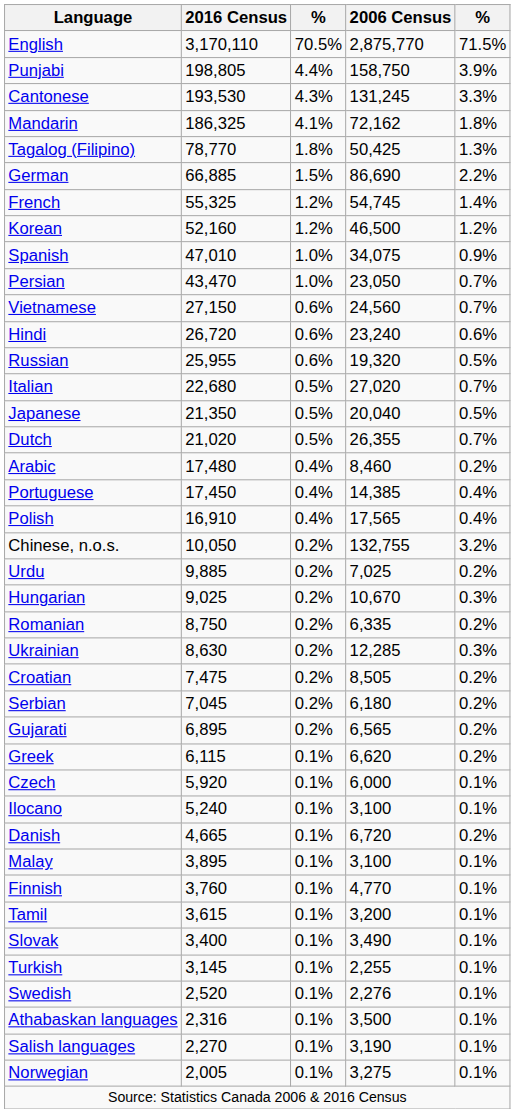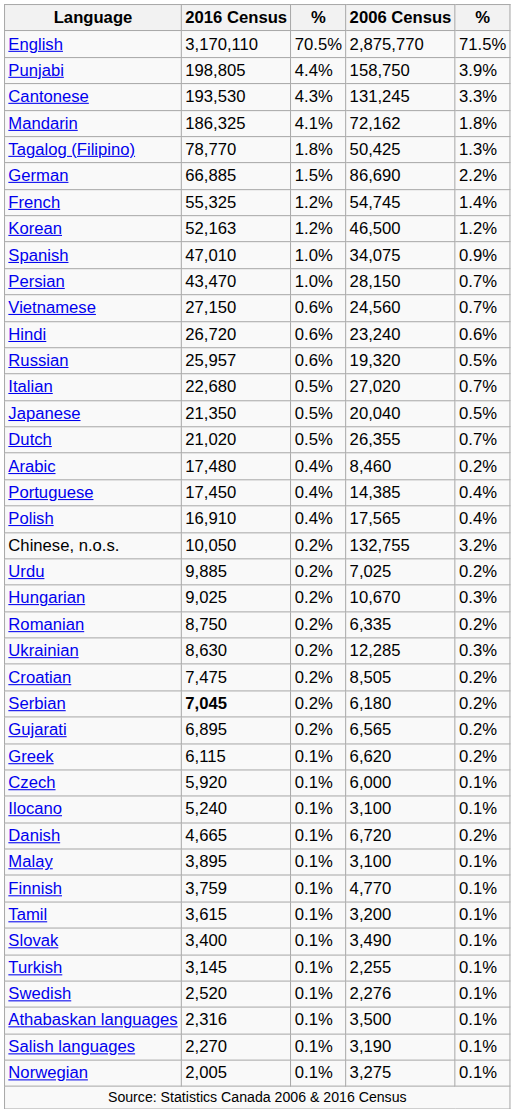(211, 228) 52,160 -> (211, 228) 52,163
(375, 281) 23,050 -> (375, 281) 28,150
(211, 360) 25,955 -> (211, 360) 25,957
(206, 703) normal -> (206, 703) bold
(206, 888) 3,760 -> (206, 888) 3,759
